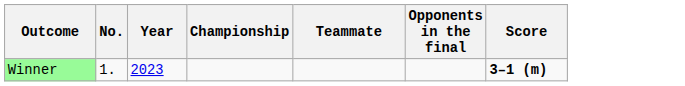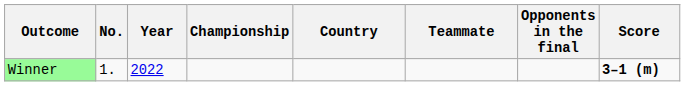+ column: (349, 32)
(147, 70) 2023 -> (147, 70) 2022
